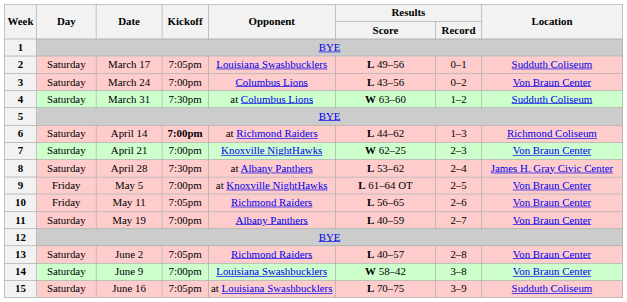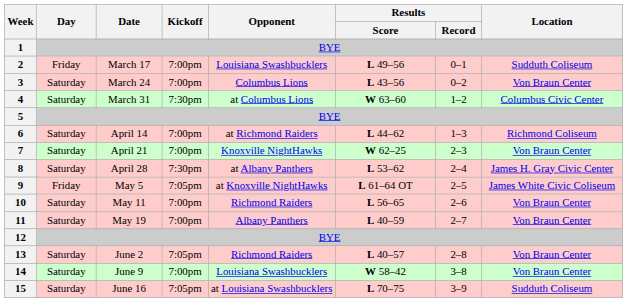(66, 64) Saturday -> (66, 64) Friday
(185, 64) 7:05pm -> (185, 64) 7:00pm
(552, 99) Sudduth Coliseum -> (552, 99) Columbus Civic Center
(185, 133) bold -> (185, 133) normal
(185, 185) 7:00pm -> (185, 185) 7:05pm
(552, 185) Von Braun Center -> (552, 185) James White Civic Coliseum
(66, 202) Friday -> (66, 202) Saturday
(185, 202) 7:05pm -> (185, 202) 7:00pm
